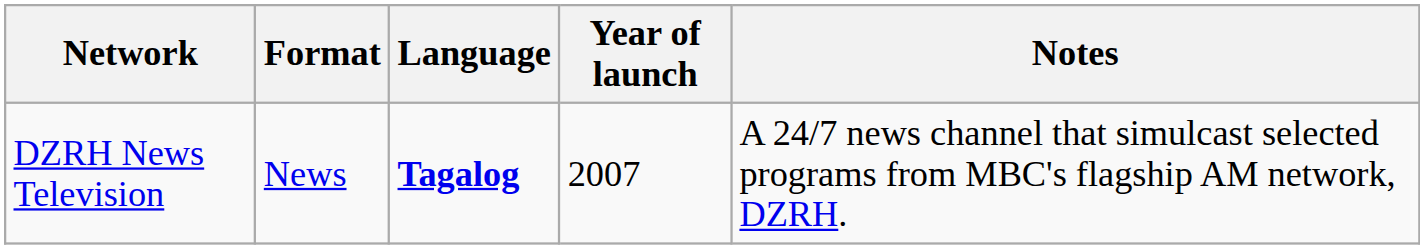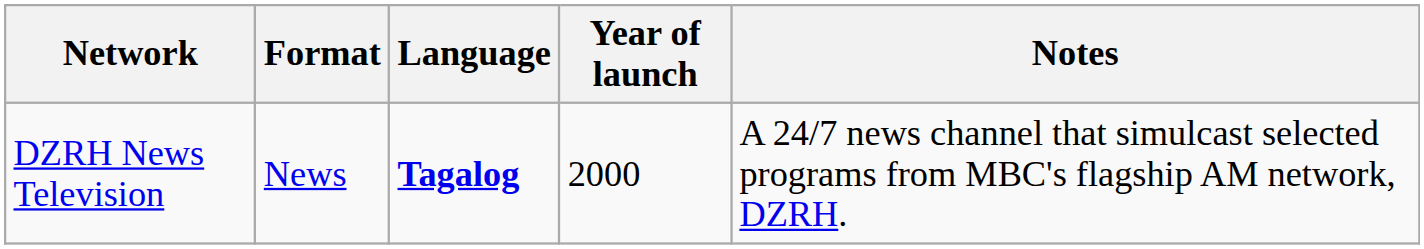(604, 172) 2007 -> (604, 172) 2000
